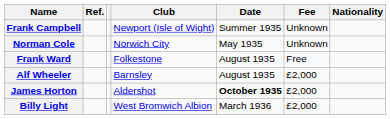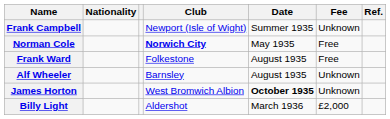columns swapped: (358, 12) <-> (95, 12)
(141, 43) normal -> (176, 43) bold
(307, 43) Unknown -> (329, 43) Free
(302, 75) £2,000 -> (339, 75) Unknown
(134, 91) Aldershot -> (195, 91) West Bromwich Albion
(302, 91) £2,000 -> (339, 91) Unknown
(163, 106) West Bromwich Albion -> (166, 106) Aldershot
